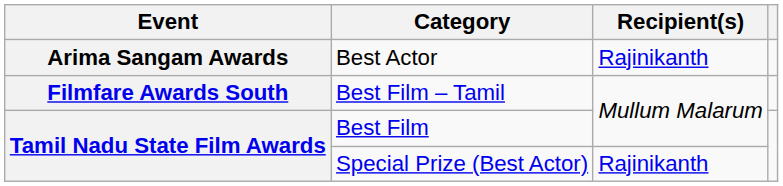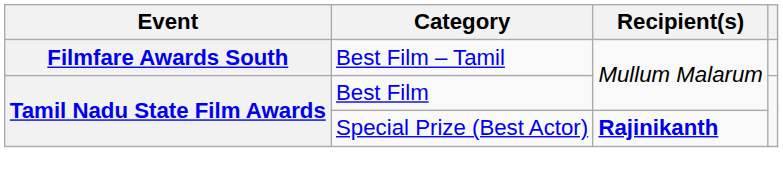- row: (387, 57)
(653, 163) normal -> (658, 127) bold
